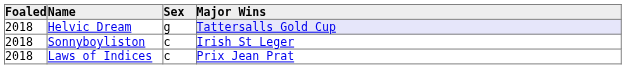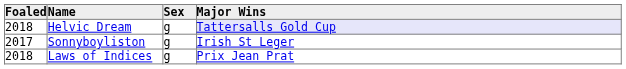(19, 42) 2018 -> (19, 42) 2017
(167, 42) c -> (167, 42) g
(167, 56) c -> (167, 56) g
